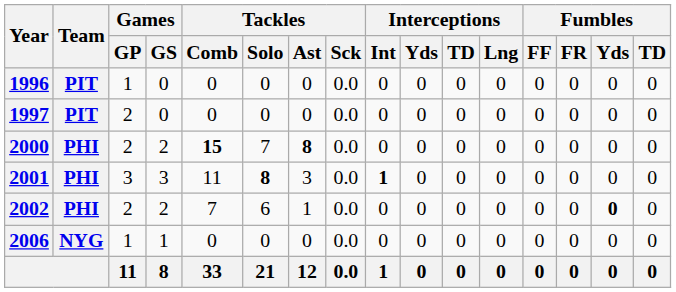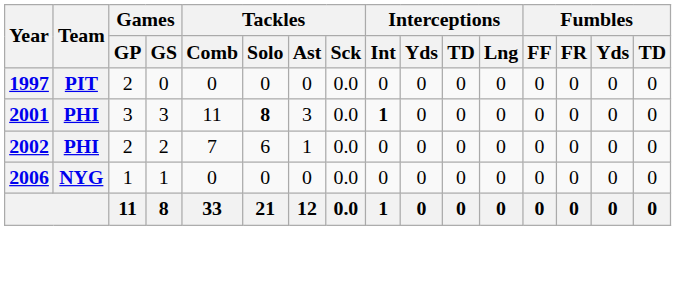- row: (29, 83)
- row: (29, 146)
(613, 209) bold -> (613, 146) normal
